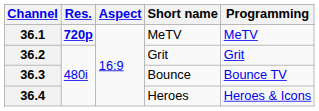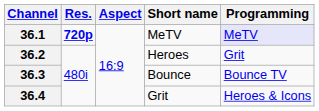(241, 34) no background -> (241, 34) lavender background
(158, 55) Grit -> (168, 55) Heroes
(168, 95) Heroes -> (158, 95) Grit
